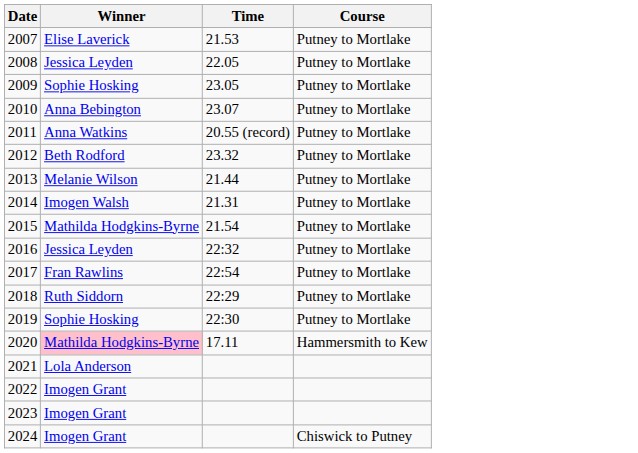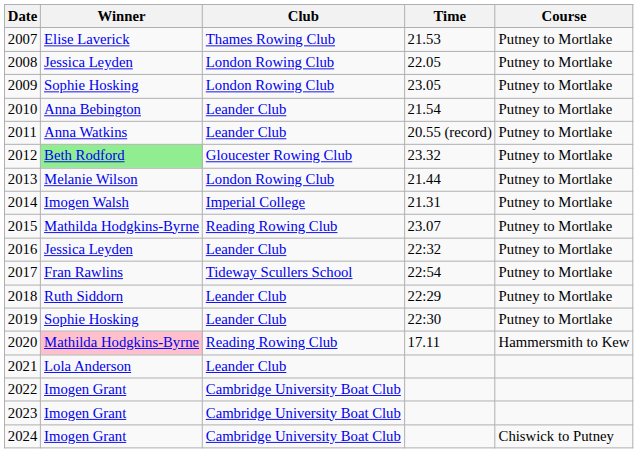+ column: (303, 16)
(222, 109) 23.07 -> (424, 109) 21.54
(84, 156) no background -> (84, 156) lightgreen background
(222, 226) 21.54 -> (424, 226) 23.07
